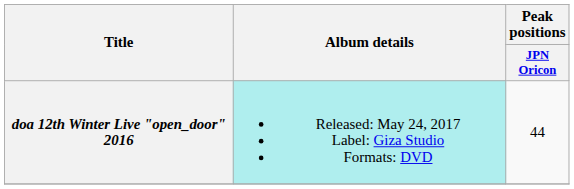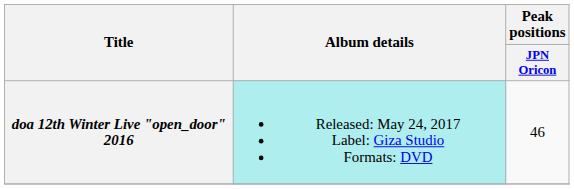(537, 132) 44 -> (537, 132) 46
